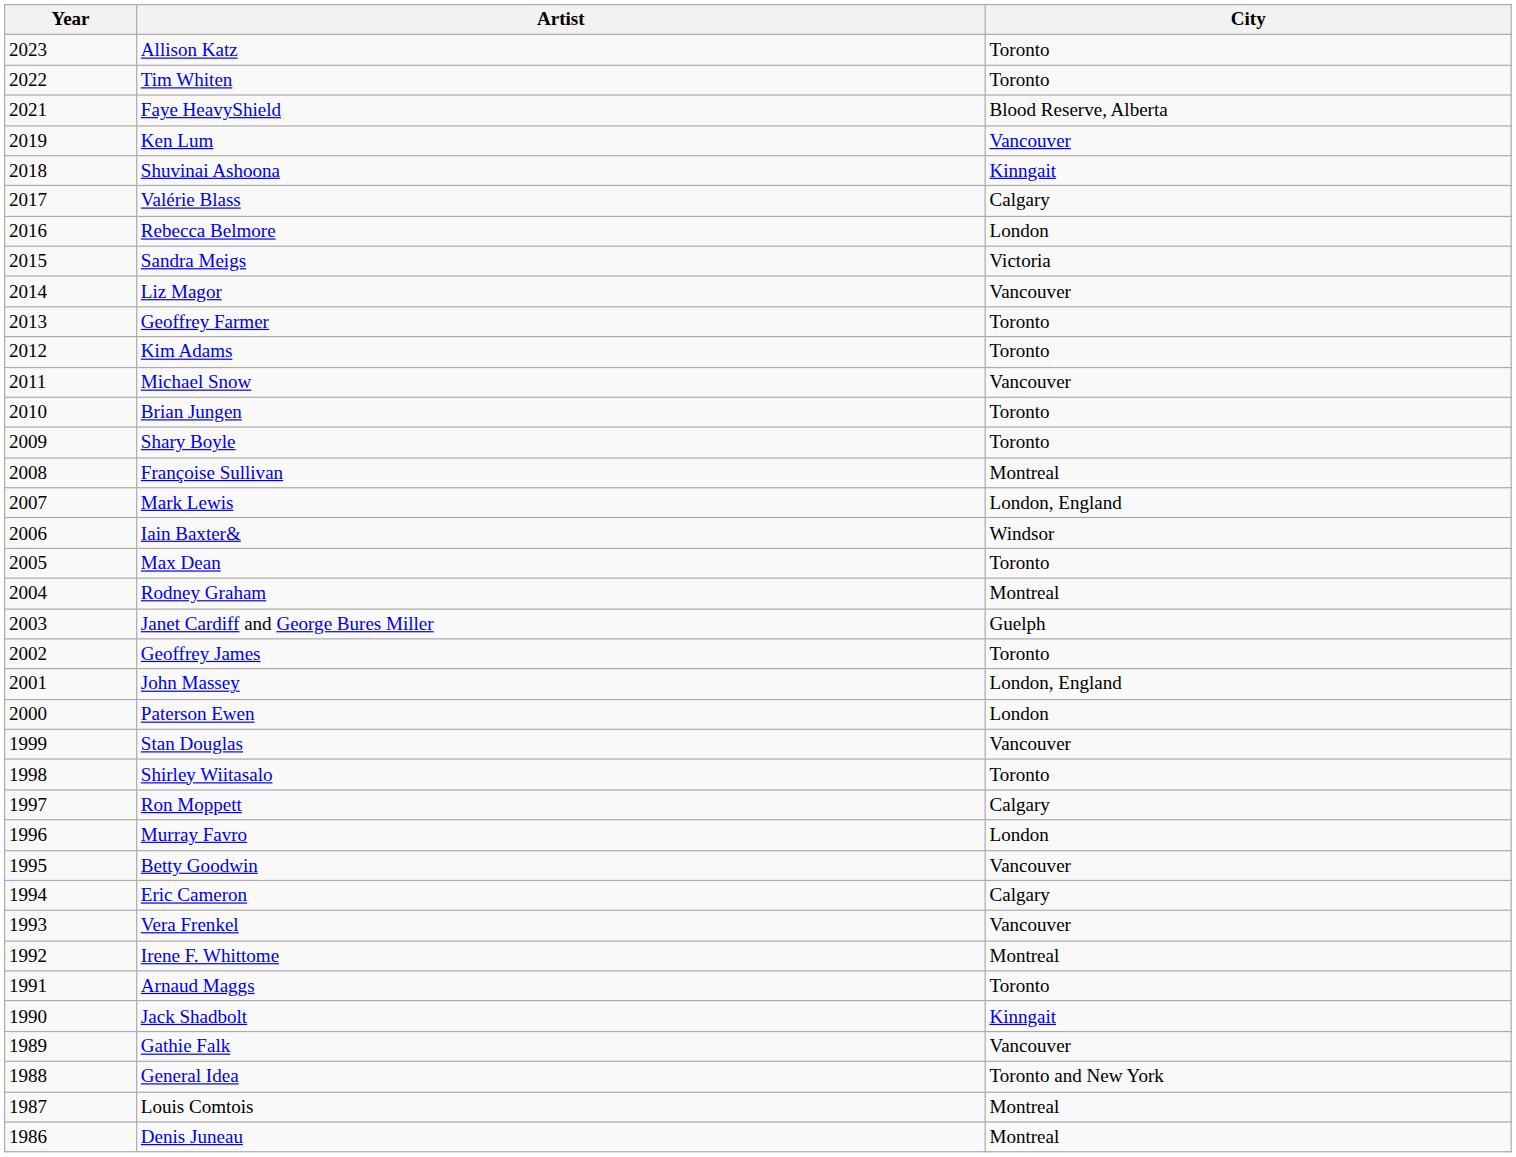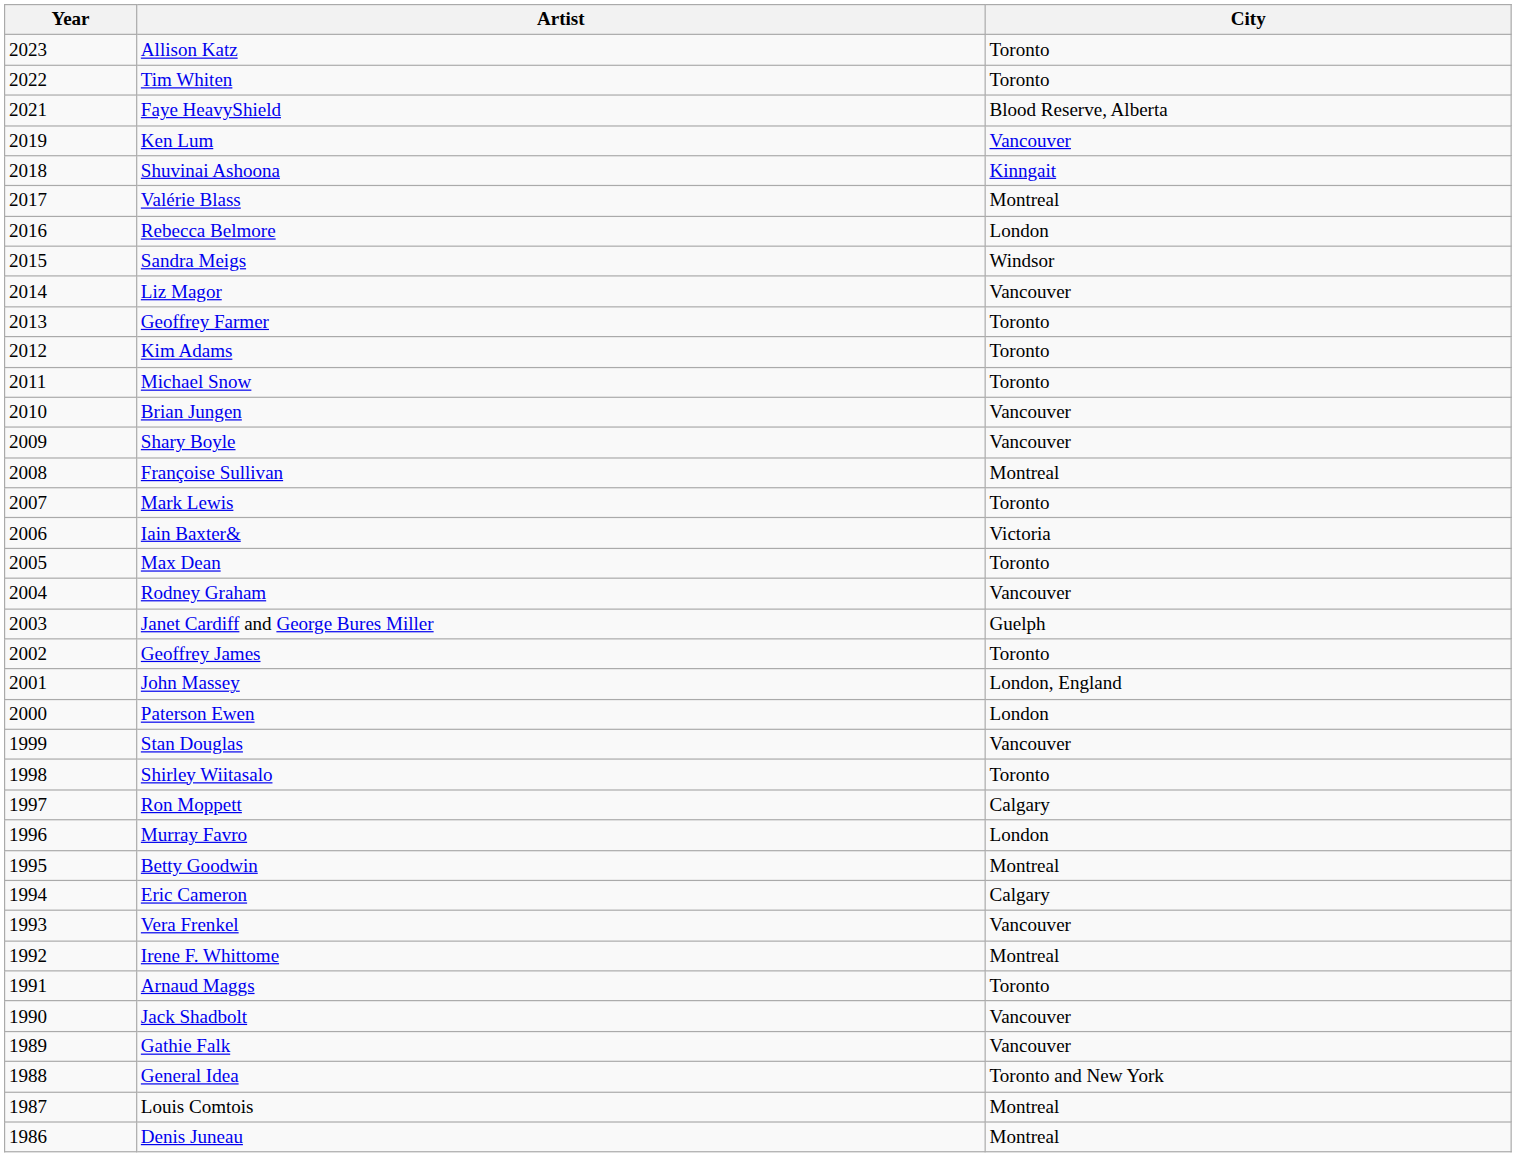(1020, 200) Calgary -> (1024, 200) Montreal
(1020, 261) Victoria -> (1022, 261) Windsor
(1030, 381) Vancouver -> (1020, 381) Toronto
(1020, 412) Toronto -> (1030, 412) Vancouver
(1020, 442) Toronto -> (1030, 442) Vancouver
(1056, 502) London, England -> (1020, 502) Toronto
(1022, 532) Windsor -> (1020, 532) Victoria
(1024, 593) Montreal -> (1030, 593) Vancouver
(1030, 865) Vancouver -> (1024, 865) Montreal
(1023, 1016) Kinngait -> (1030, 1016) Vancouver
